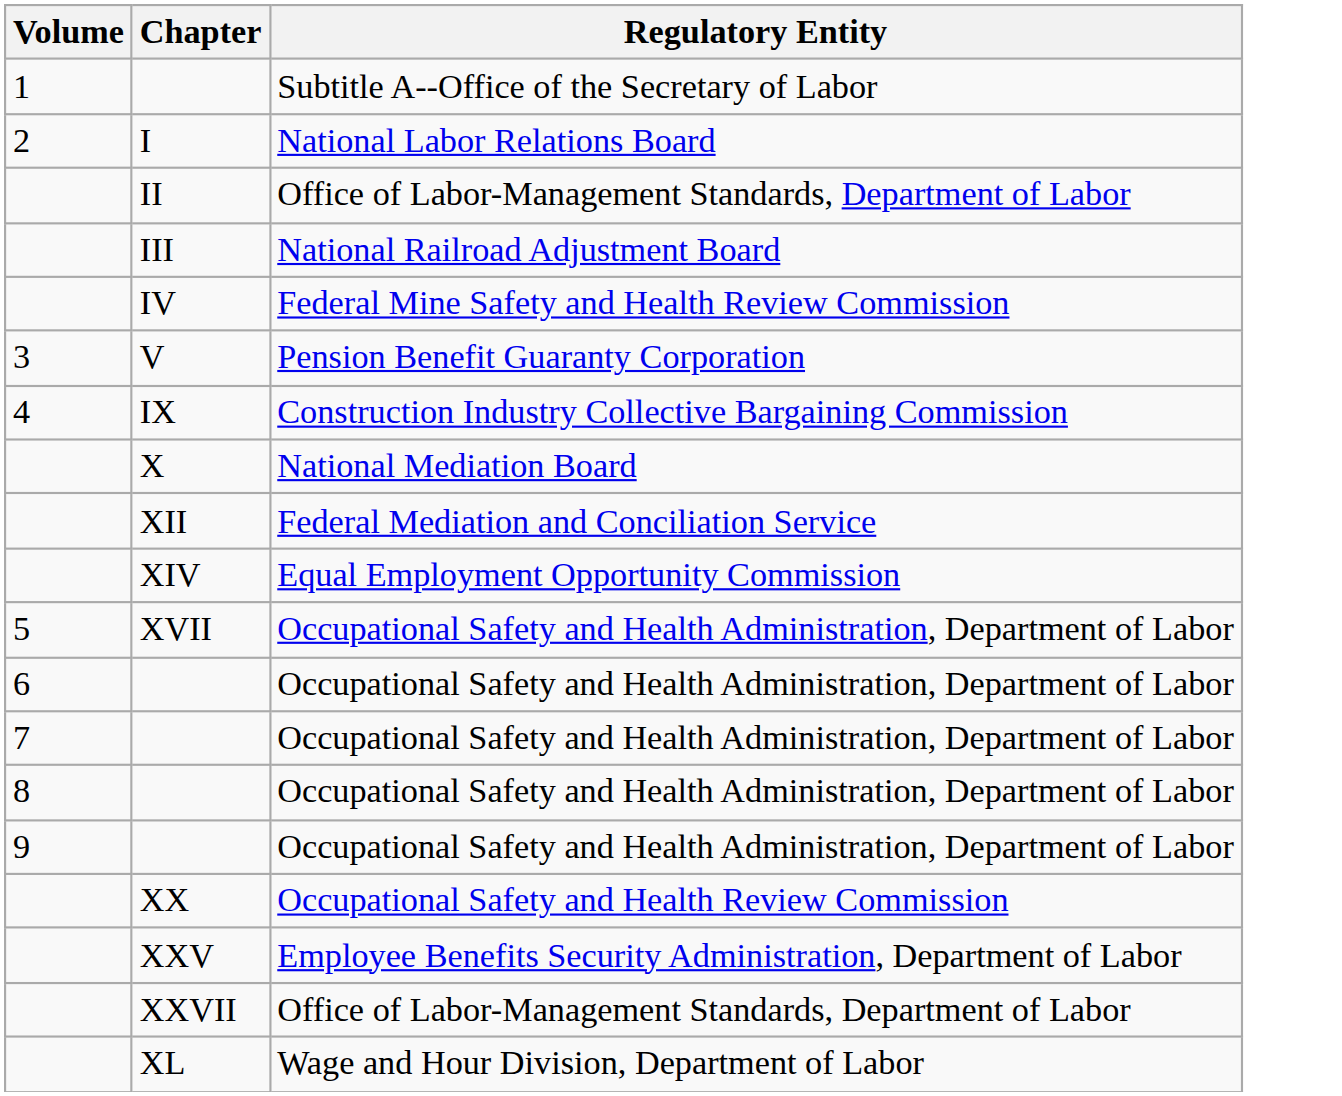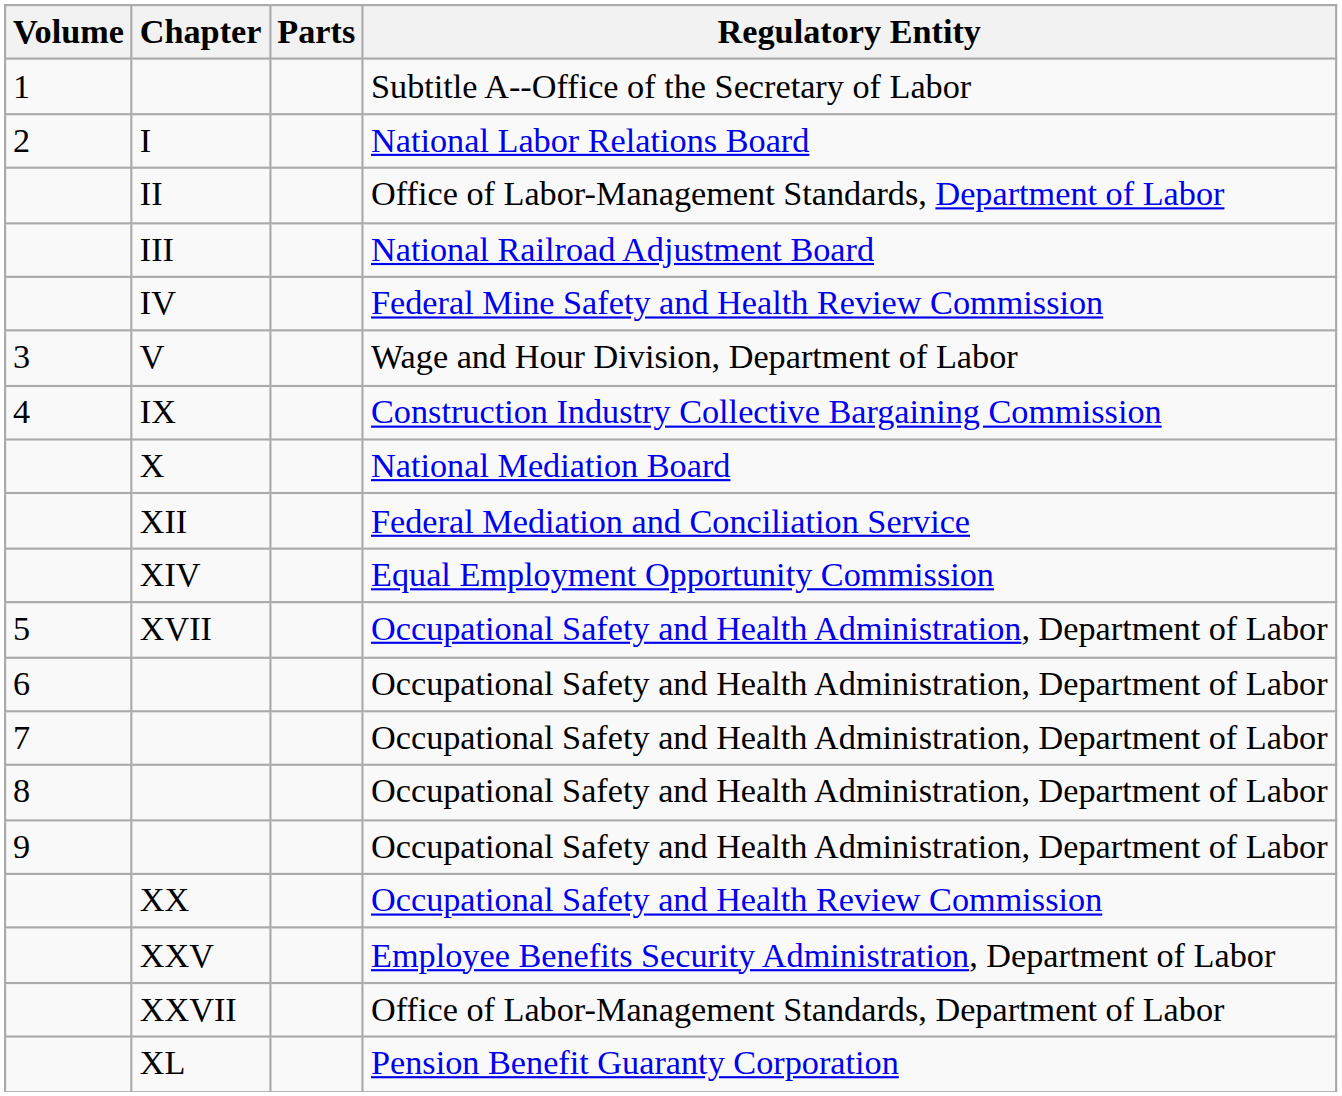+ column: (316, 31)
(541, 357) Pension Benefit Guaranty Corporation -> (694, 357) Wage and Hour Division, Department of Labor
(601, 1063) Wage and Hour Division, Department of Labor -> (635, 1063) Pension Benefit Guaranty Corporation
